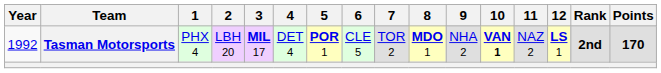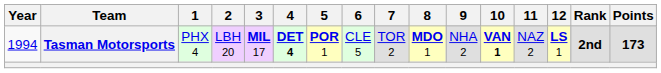(22, 44) 1992 -> (22, 44) 1994
(290, 44) normal -> (290, 44) bold
(633, 44) 170 -> (633, 44) 173
